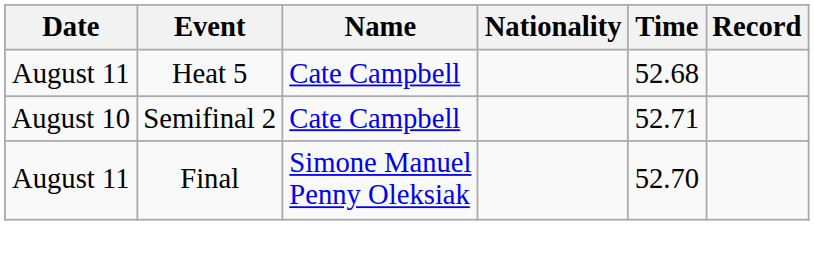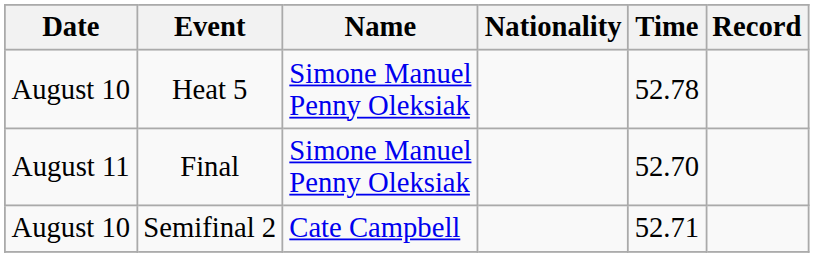(71, 72) August 11 -> (71, 88) August 10
(375, 72) Cate Campbell -> (380, 88) Simone Manuel Penny Oleksiak
(667, 72) 52.68 -> (667, 88) 52.78
rows swapped: (210, 118) <-> (210, 179)
